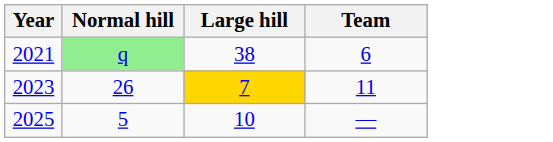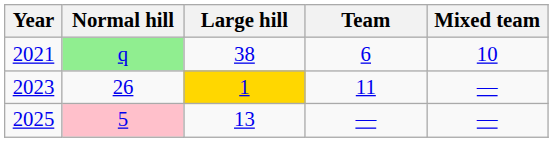+ column: (487, 20)
(244, 86) 7 -> (244, 86) 1
(123, 119) no background -> (123, 119) pink background
(244, 119) 10 -> (244, 119) 13
